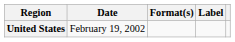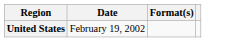- column: (211, 12)
